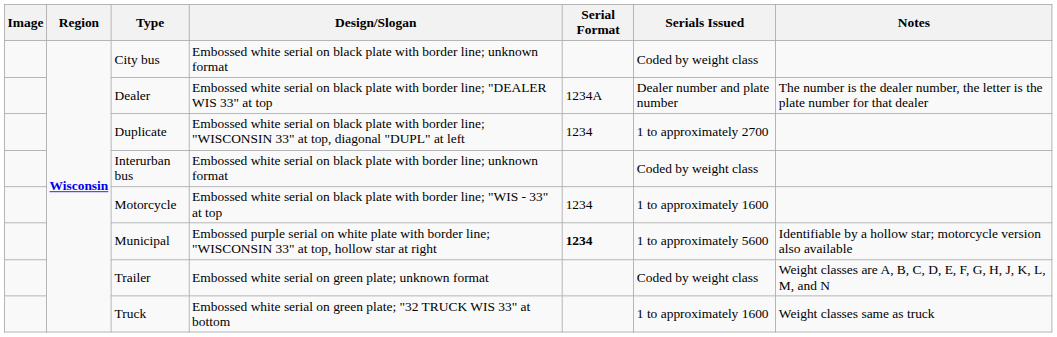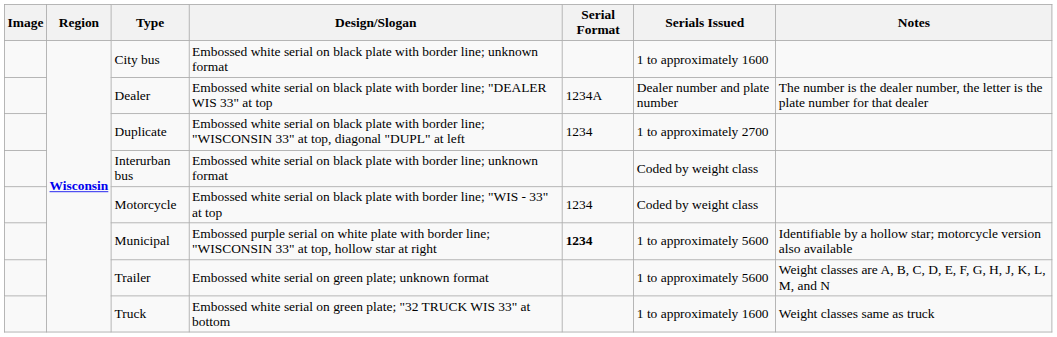(697, 59) Coded by weight class -> (703, 59) 1 to approximately 1600
(703, 204) 1 to approximately 1600 -> (697, 204) Coded by weight class
(697, 277) Coded by weight class -> (703, 277) 1 to approximately 5600
